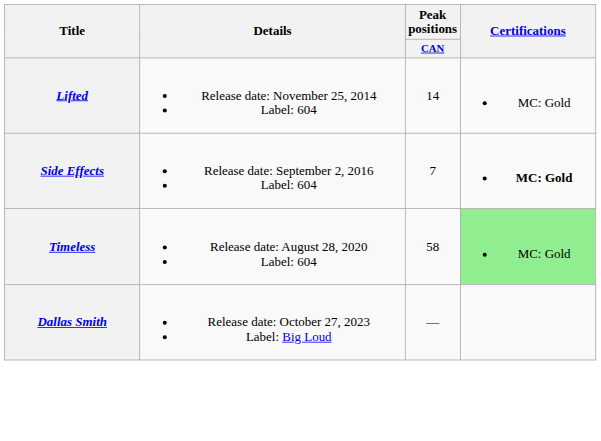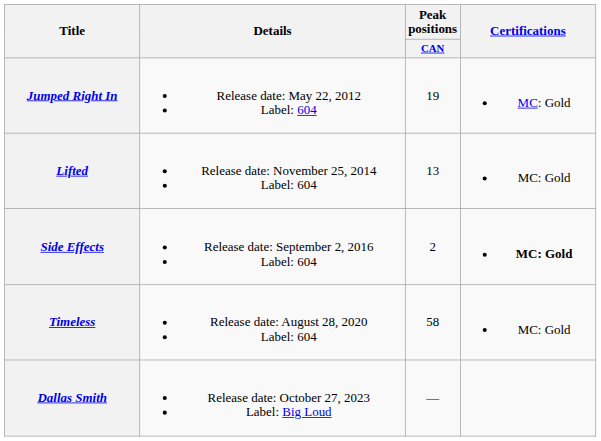+ row: (72, 95)
(433, 95) 14 -> (433, 171) 13
(433, 171) 7 -> (433, 246) 2
(528, 254) lightgreen background -> (528, 330) no background
